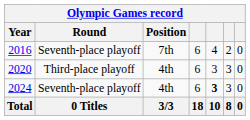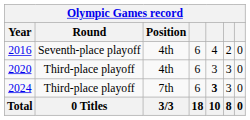(166, 50) 7th -> (166, 50) 4th
(89, 87) Seventh-place playoff -> (89, 87) Third-place playoff
(166, 87) 4th -> (166, 87) 7th
